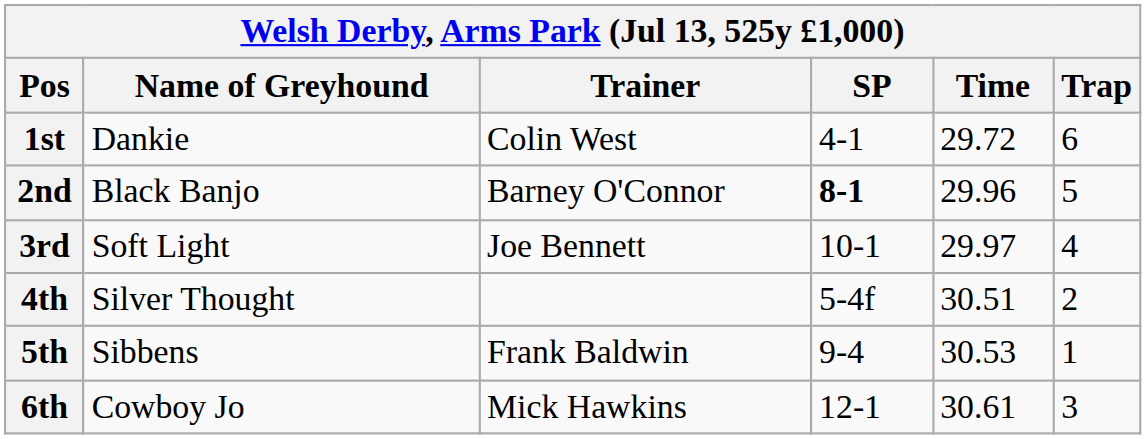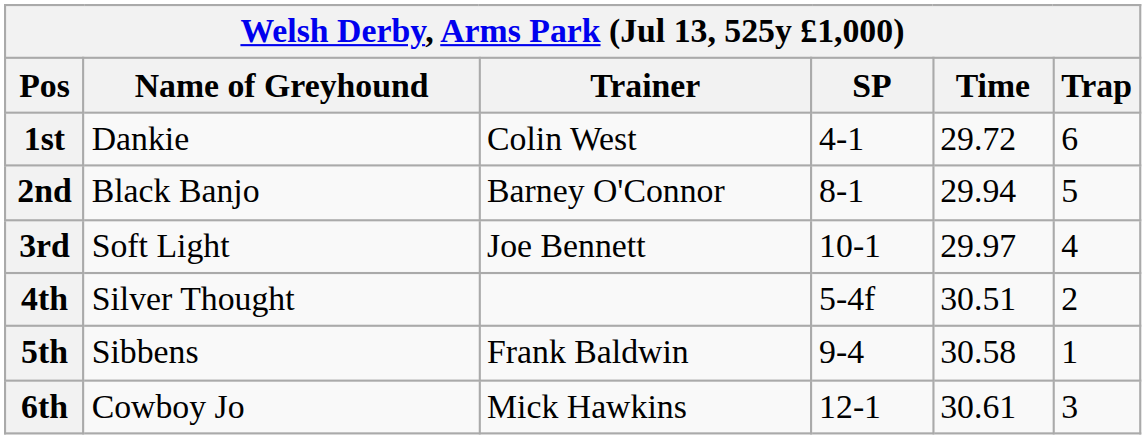(842, 191) bold -> (842, 191) normal
(978, 191) 29.96 -> (978, 191) 29.94
(978, 352) 30.53 -> (978, 352) 30.58
